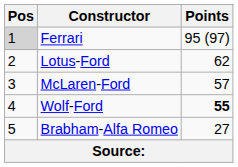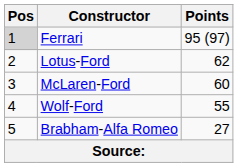(222, 84) 57 -> (222, 84) 60
(222, 106) bold -> (222, 106) normal
